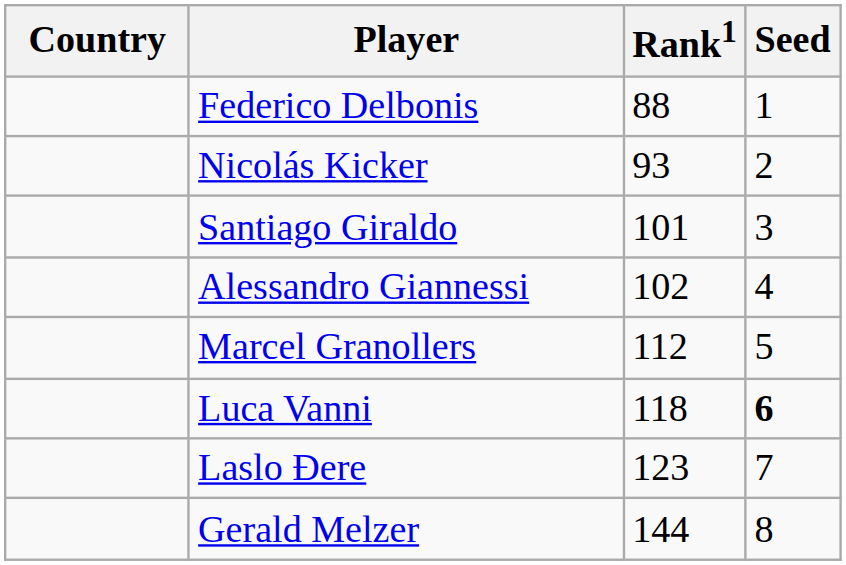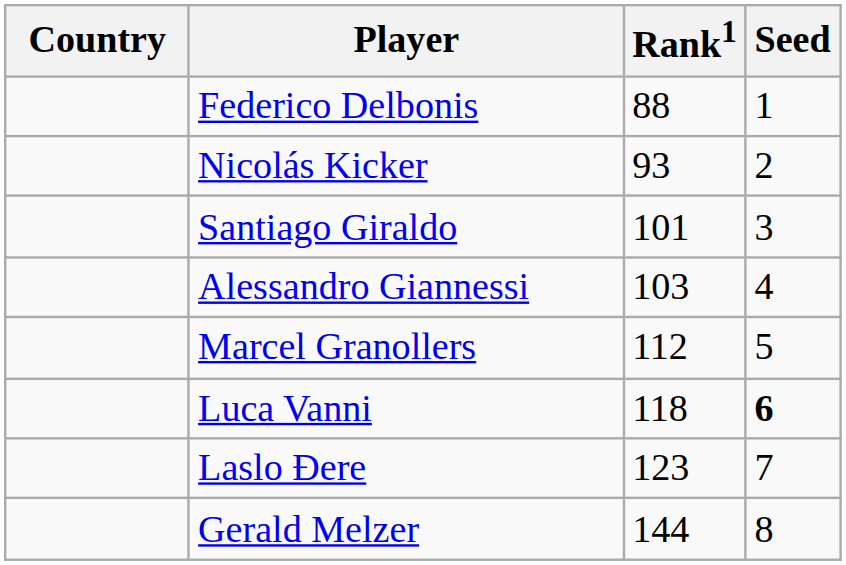(661, 286) 102 -> (661, 286) 103
